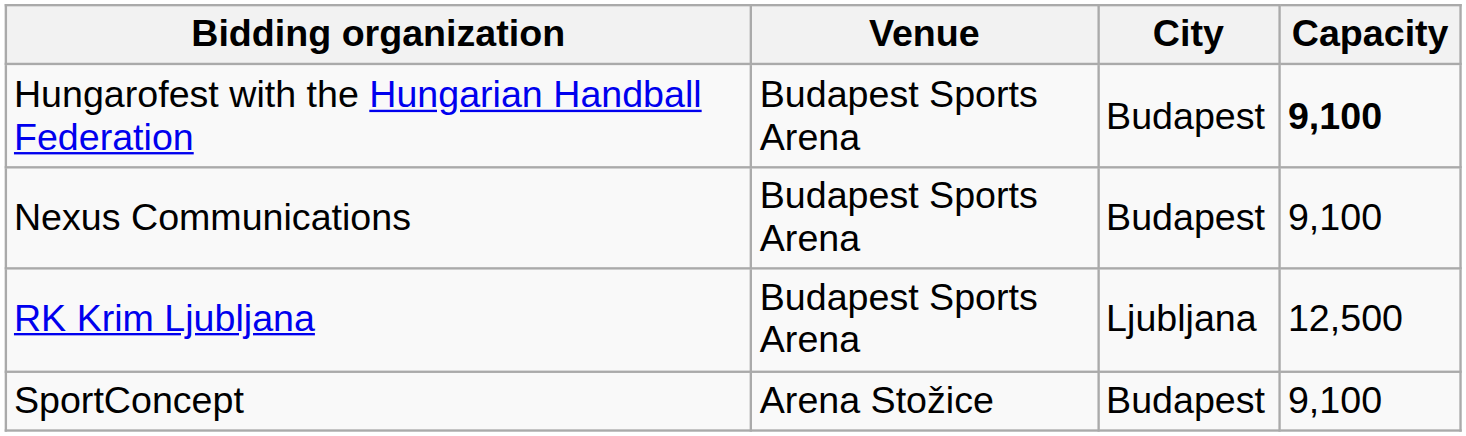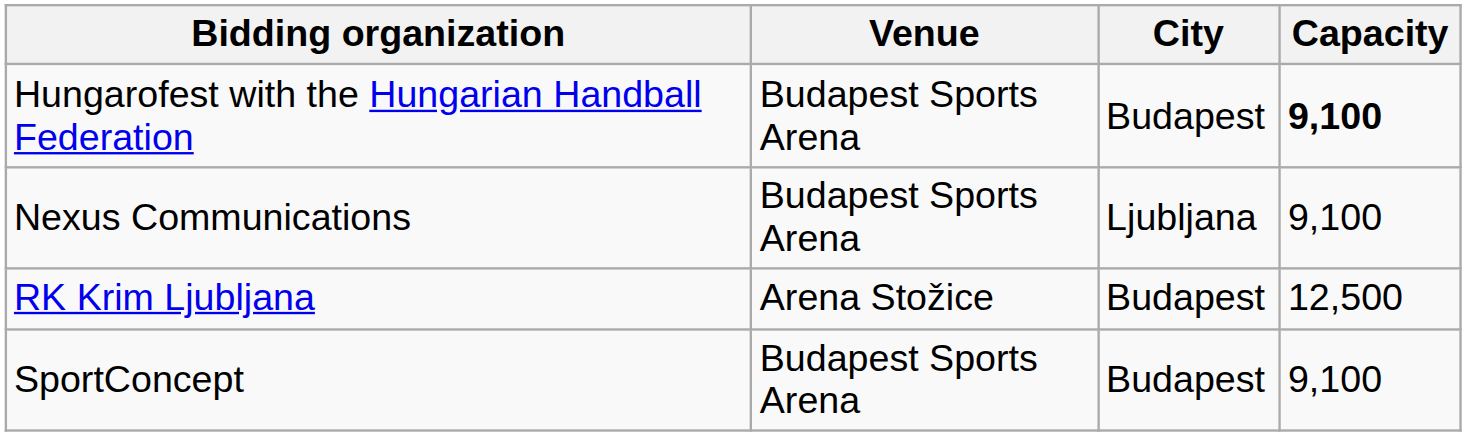(1186, 217) Budapest -> (1181, 217) Ljubljana
(899, 318) Budapest Sports Arena -> (877, 297) Arena Stožice
(1181, 318) Ljubljana -> (1186, 297) Budapest
(877, 399) Arena Stožice -> (899, 378) Budapest Sports Arena
